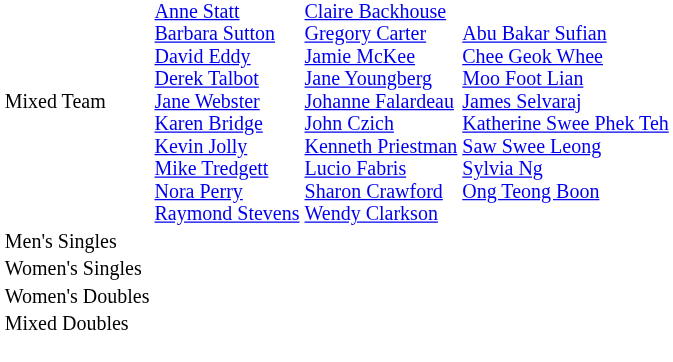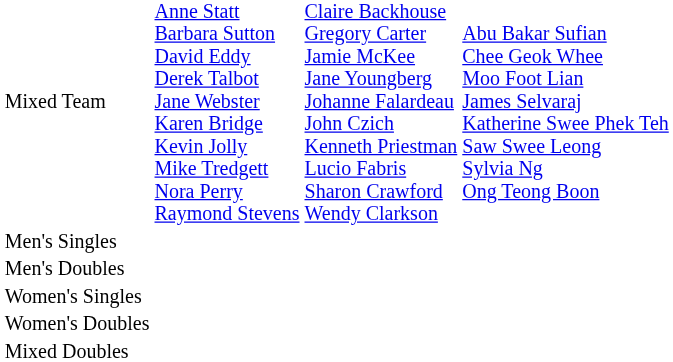+ row: (65, 268)
